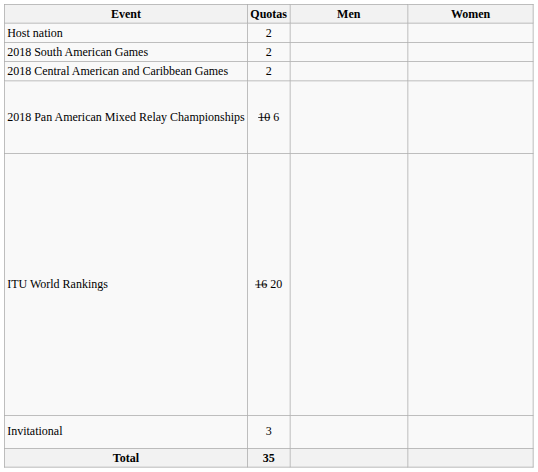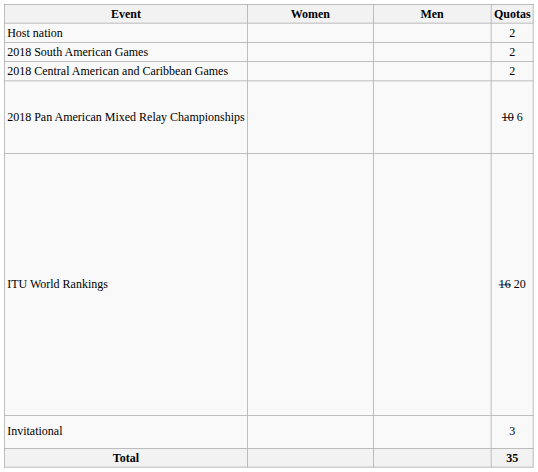columns swapped: (269, 14) <-> (471, 14)
